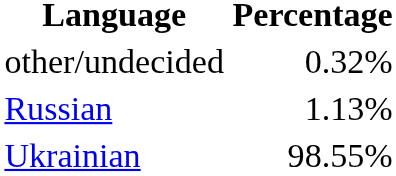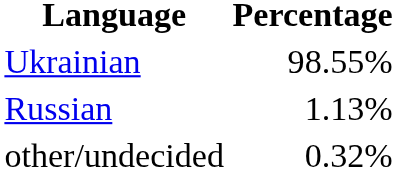rows swapped: (73, 155) <-> (114, 61)
